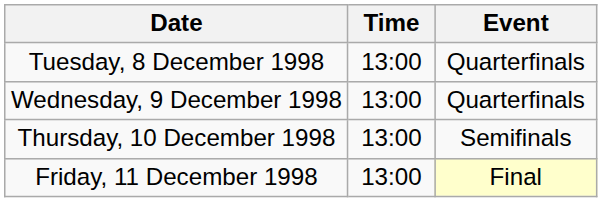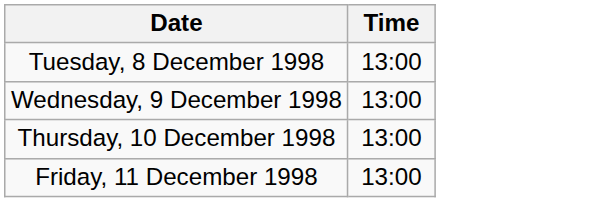- column: (516, 23)
